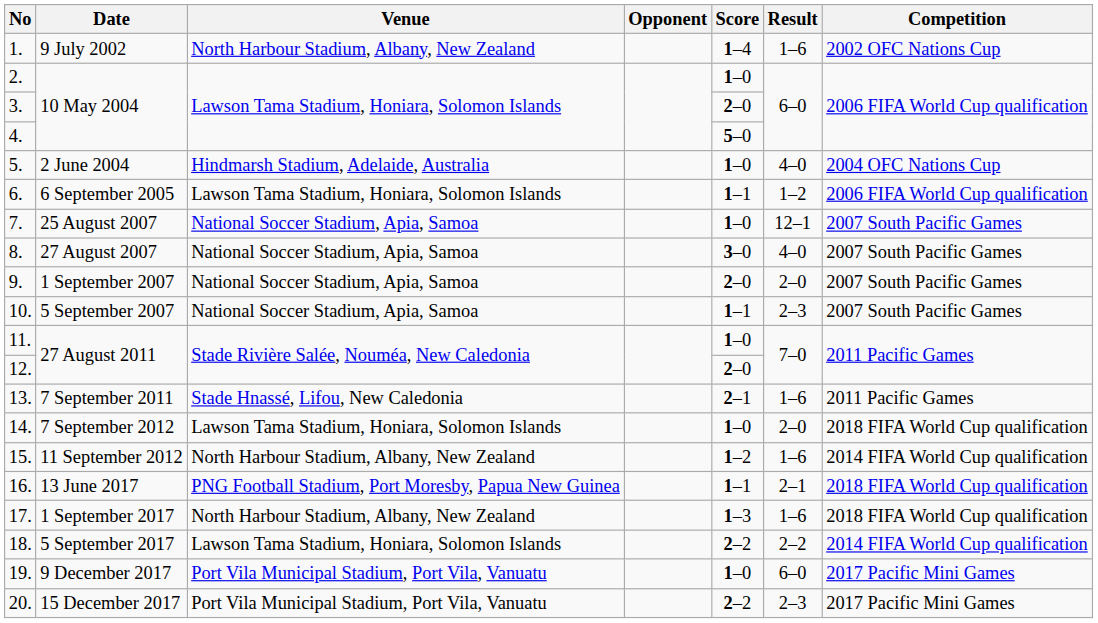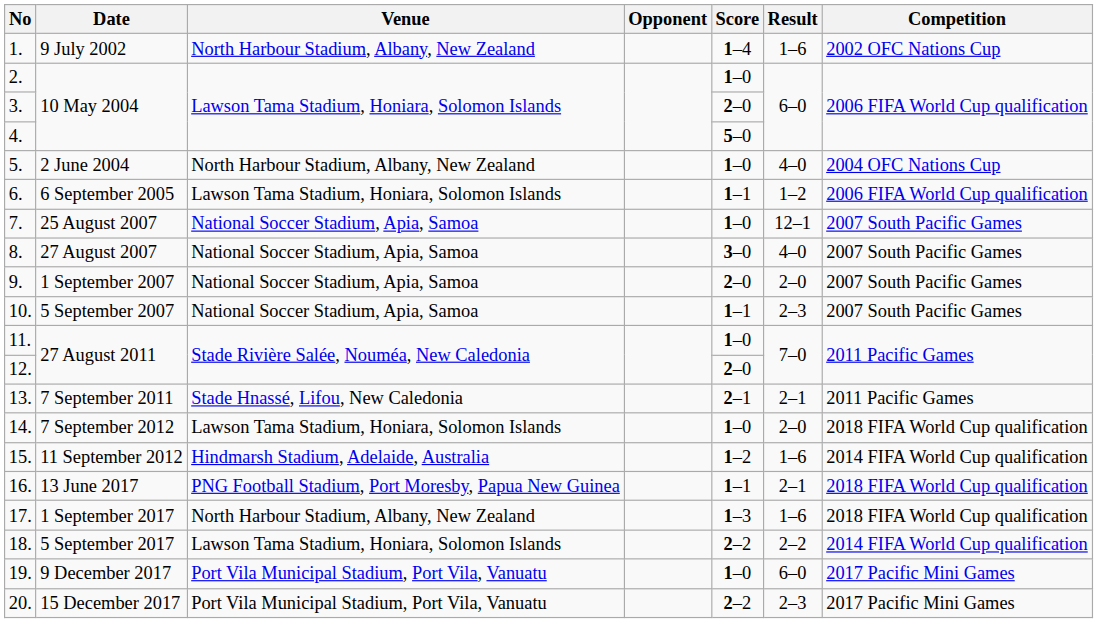(340, 164) Hindmarsh Stadium, Adelaide, Australia -> (363, 164) North Harbour Stadium, Albany, New Zealand
(793, 398) 1–6 -> (793, 398) 2–1
(363, 456) North Harbour Stadium, Albany, New Zealand -> (340, 456) Hindmarsh Stadium, Adelaide, Australia
